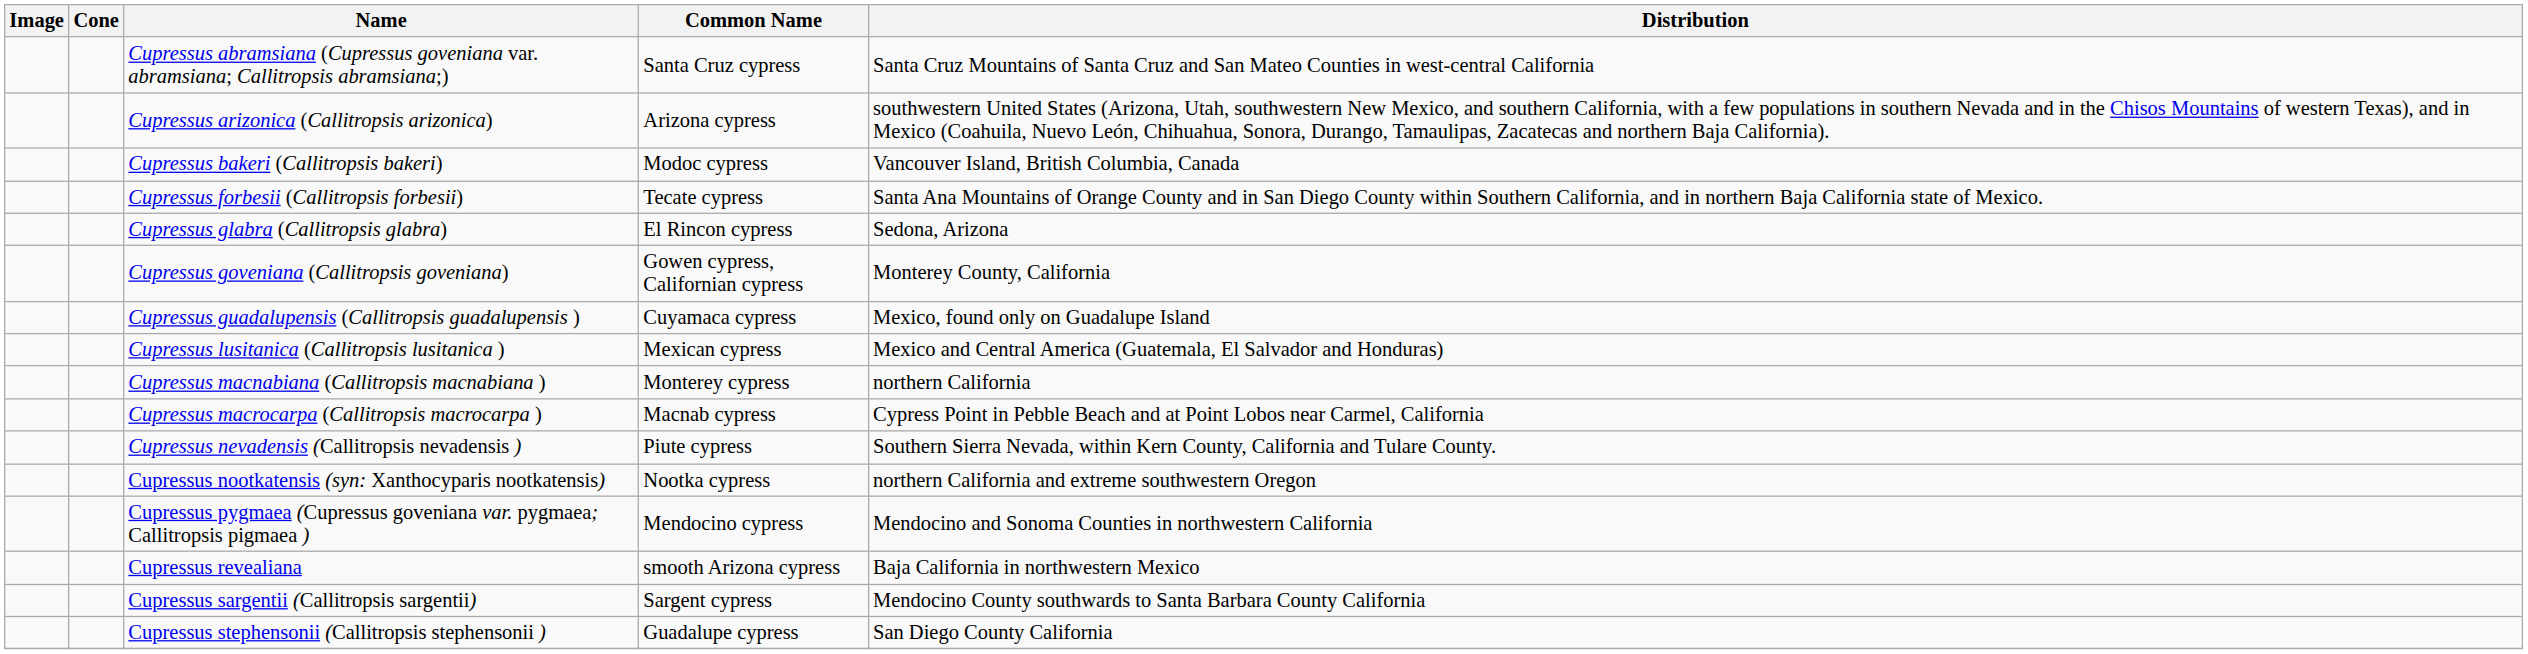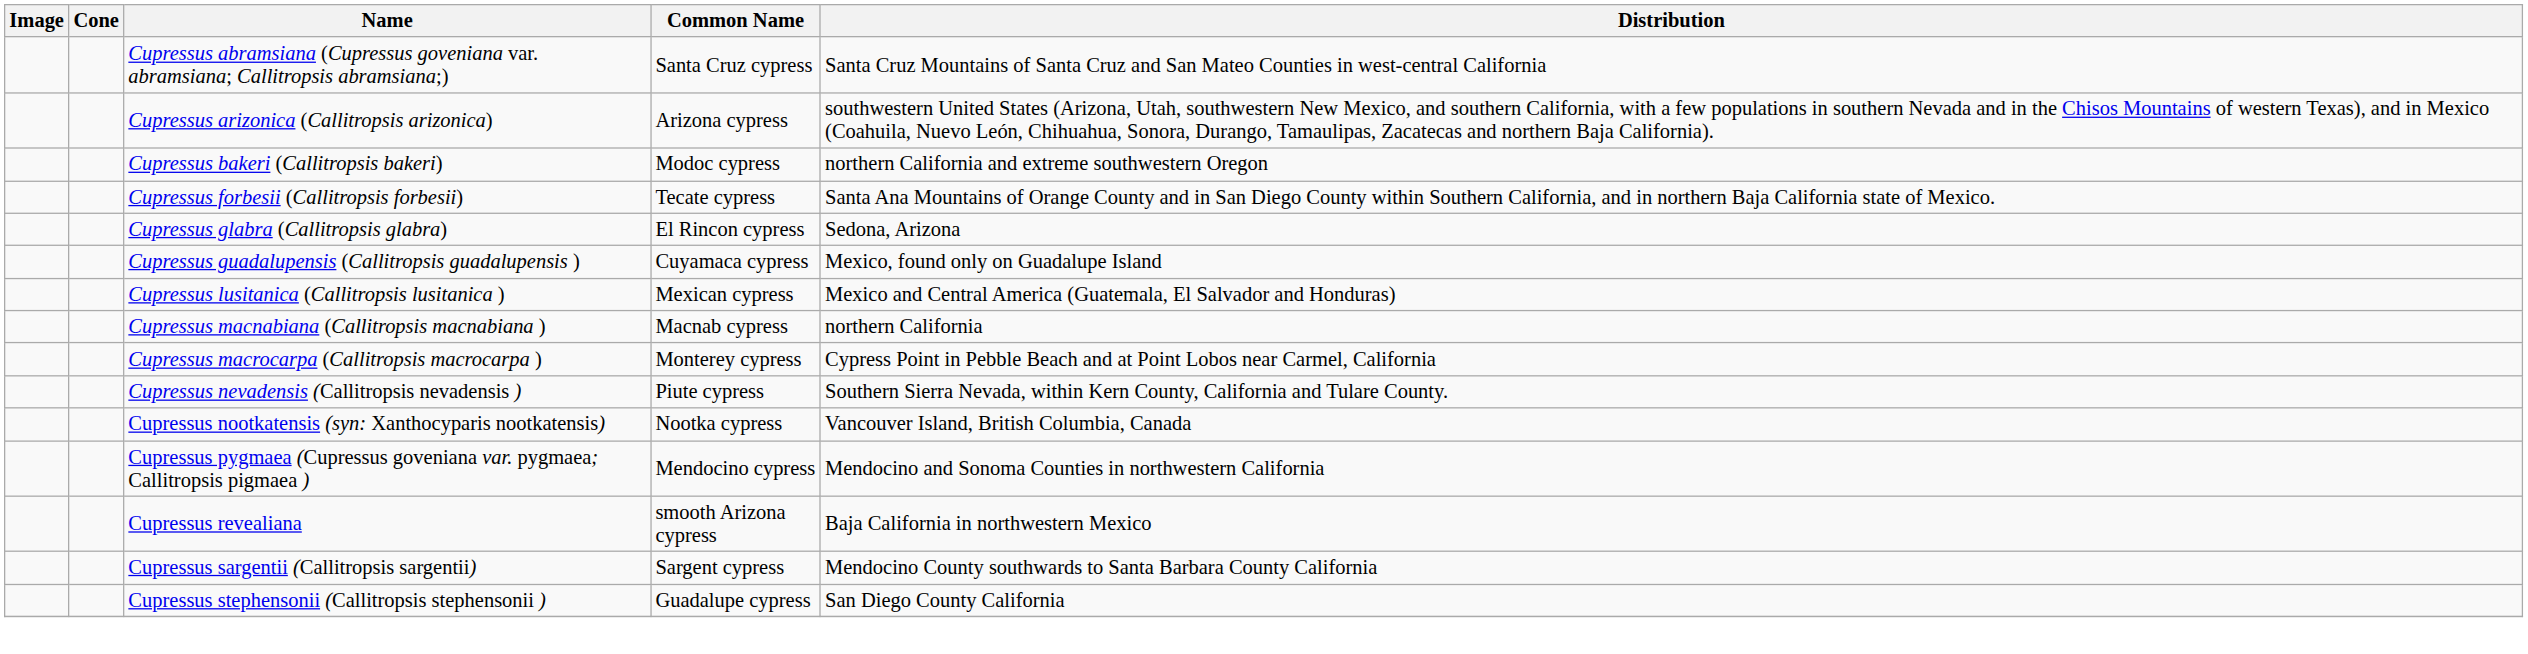(1056, 164) Vancouver Island, British Columbia, Canada -> (1047, 164) northern California and extreme southwestern Oregon
- row: (318, 273)
(716, 382) Monterey cypress -> (722, 326) Macnab cypress
(710, 414) Macnab cypress -> (728, 359) Monterey cypress
(1095, 479) northern California and extreme southwestern Oregon -> (1008, 424) Vancouver Island, British Columbia, Canada
